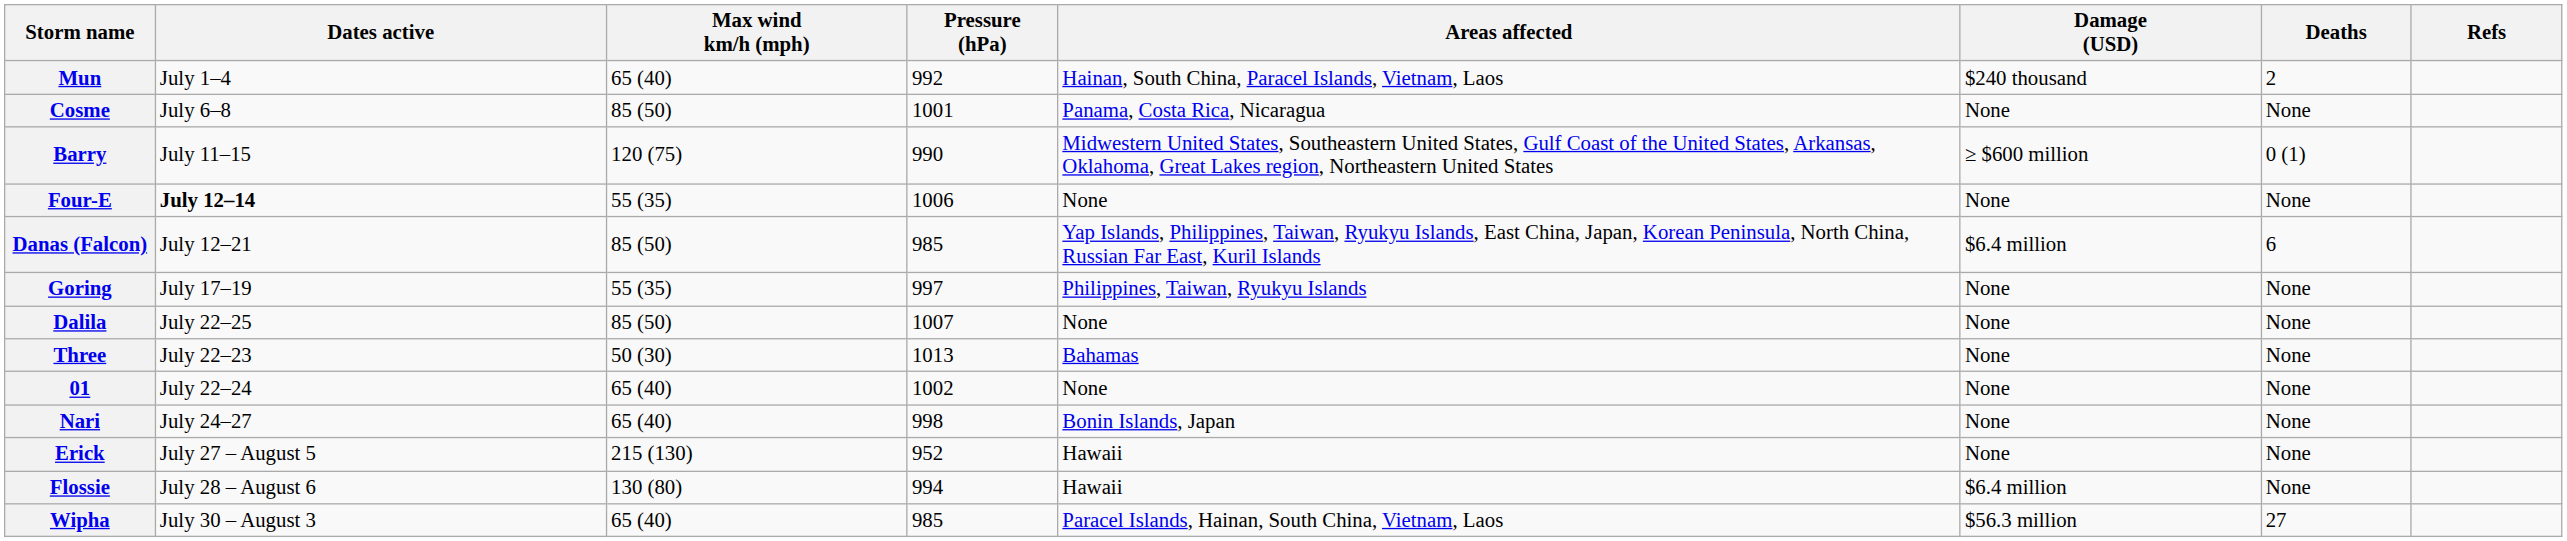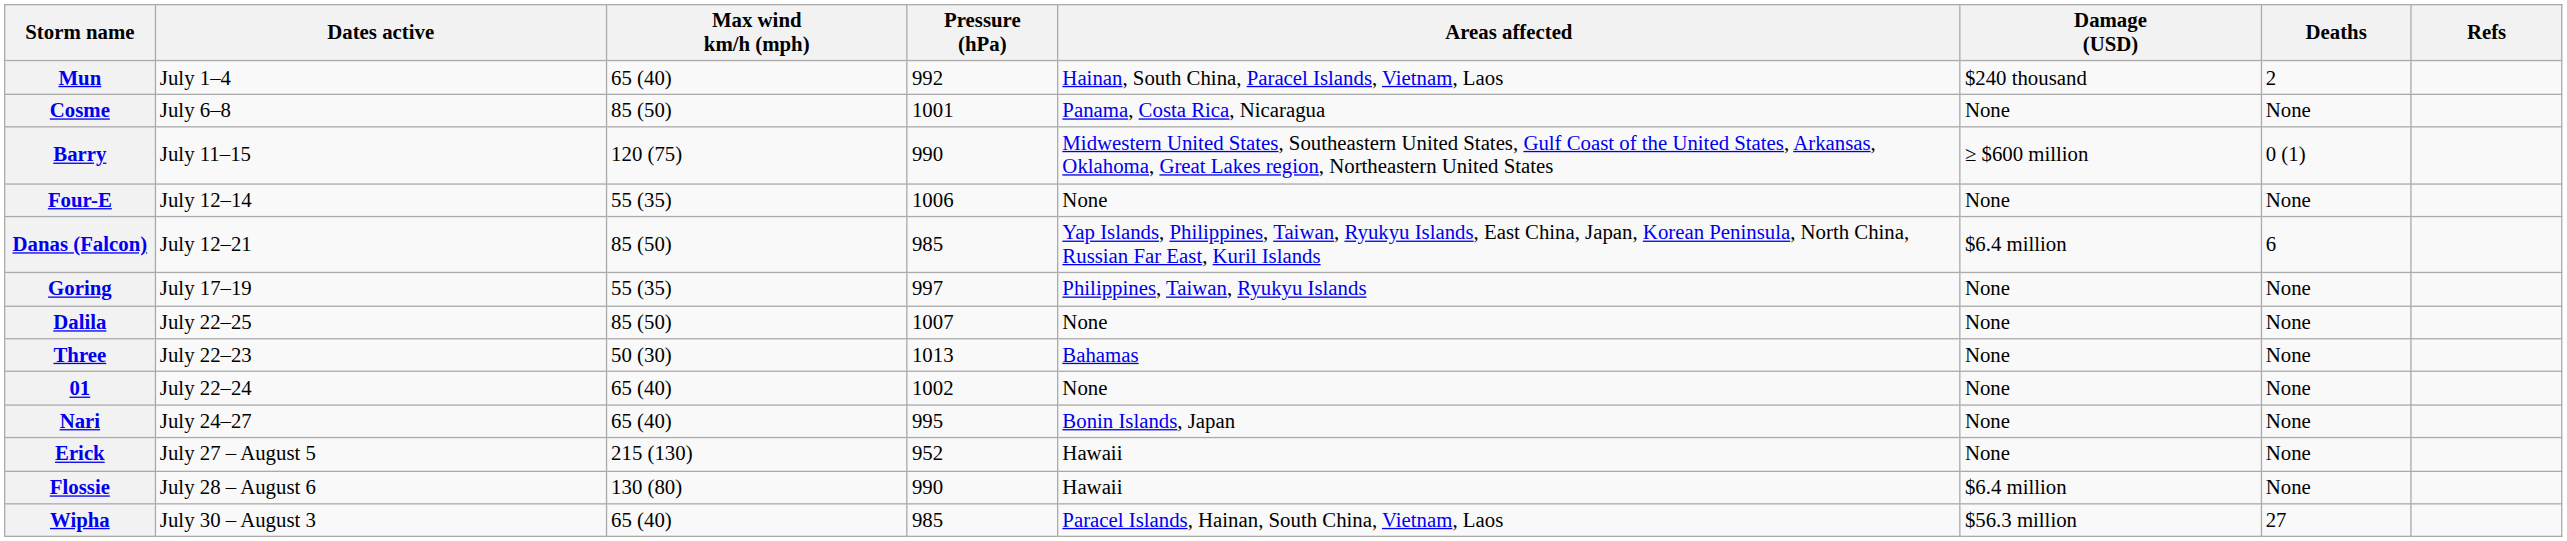(208, 199) bold -> (206, 199) normal
(928, 421) 998 -> (928, 421) 995
(928, 487) 994 -> (928, 487) 990
